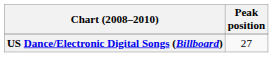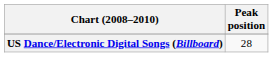(246, 43) 27 -> (246, 43) 28
